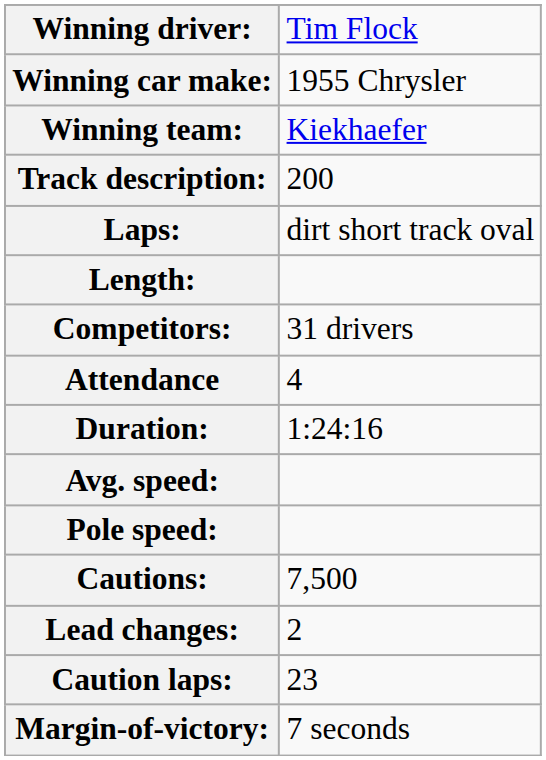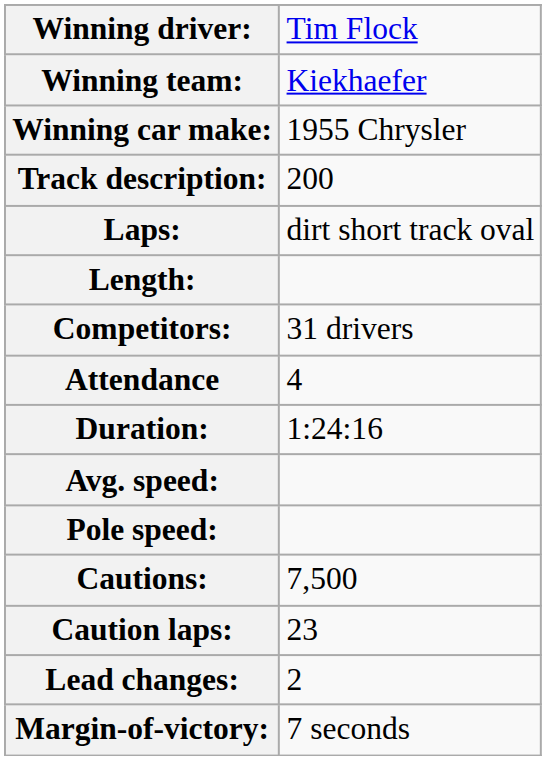rows swapped: (142, 129) <-> (142, 79)
rows swapped: (142, 679) <-> (142, 629)
